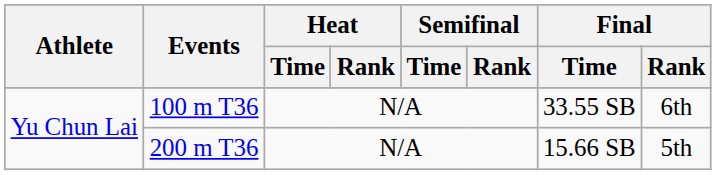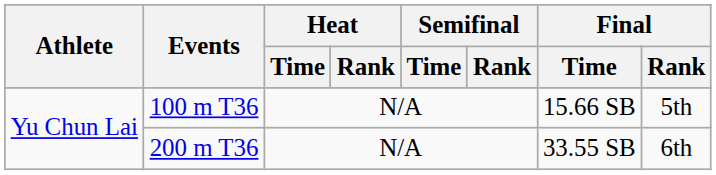(589, 107) 33.55 SB -> (589, 107) 15.66 SB
(676, 107) 6th -> (676, 107) 5th
(589, 148) 15.66 SB -> (589, 148) 33.55 SB
(676, 148) 5th -> (676, 148) 6th
